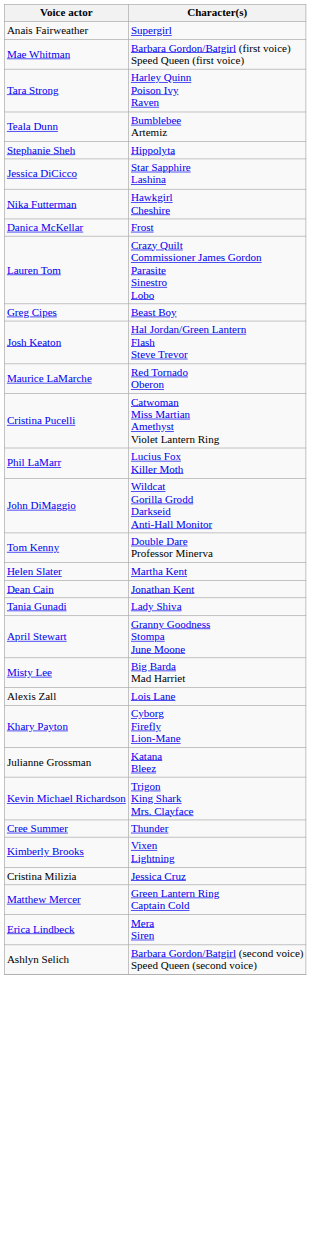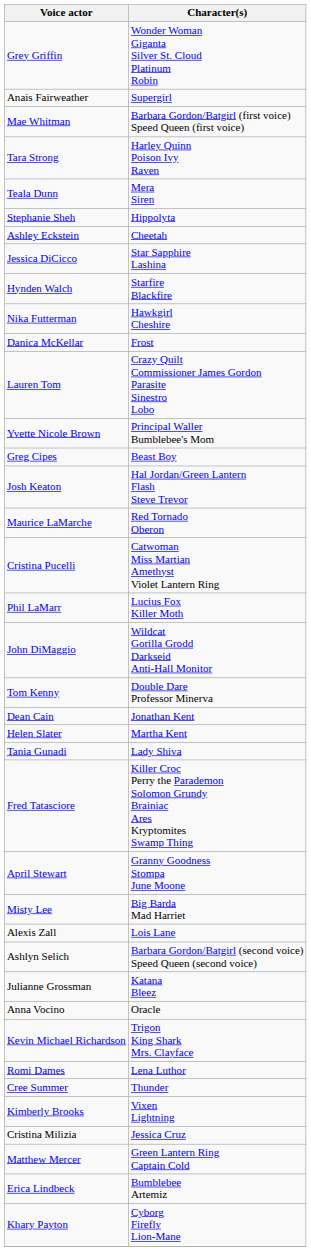+ row: (35, 55)
(156, 126) Bumblebee Artemiz -> (143, 193) Mera Siren
+ row: (43, 235)
+ row: (40, 288)
+ row: (54, 433)
rows swapped: (34, 571) <-> (30, 589)
+ row: (41, 806)
rows swapped: (37, 726) <-> (38, 959)
+ row: (36, 1010)
+ row: (36, 1070)
(143, 929) Mera Siren -> (156, 1188) Bumblebee Artemiz
